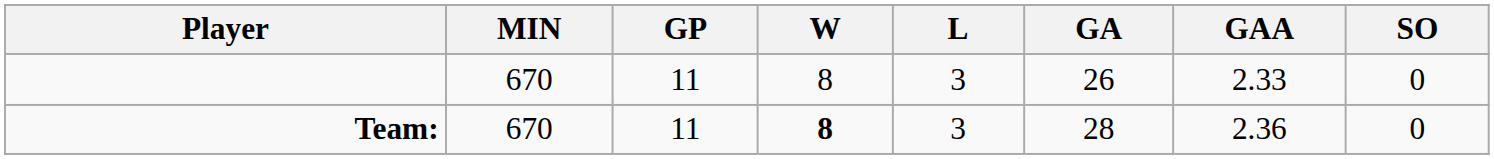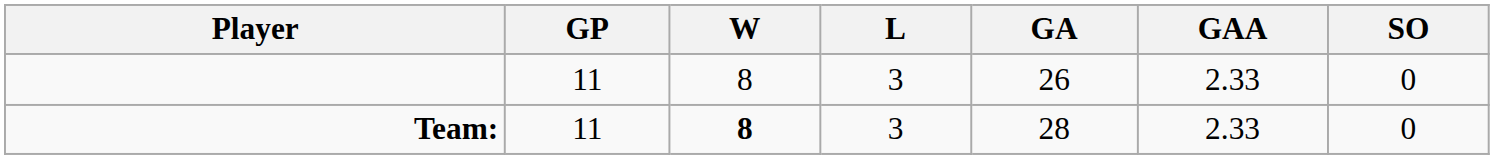- column: (529, 29)
(1259, 128) 2.36 -> (1233, 128) 2.33
